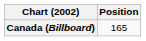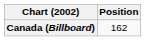(119, 28) 165 -> (119, 28) 162
